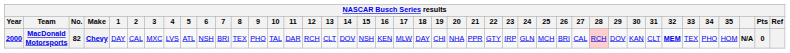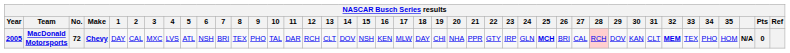(14, 38) 2000 -> (14, 38) 2005
(77, 38) 82 -> (77, 38) 72
(546, 38) normal -> (546, 38) bold
